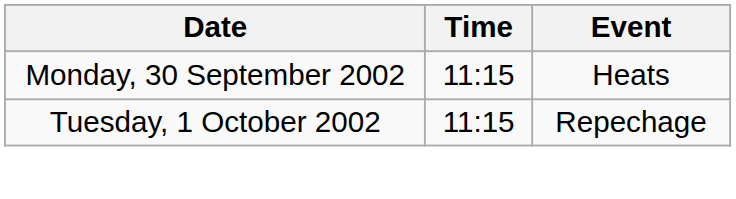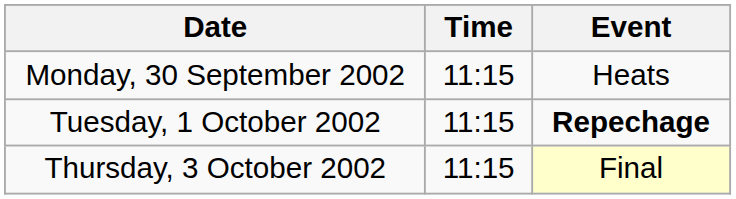(631, 121) normal -> (631, 121) bold
+ row: (215, 168)
